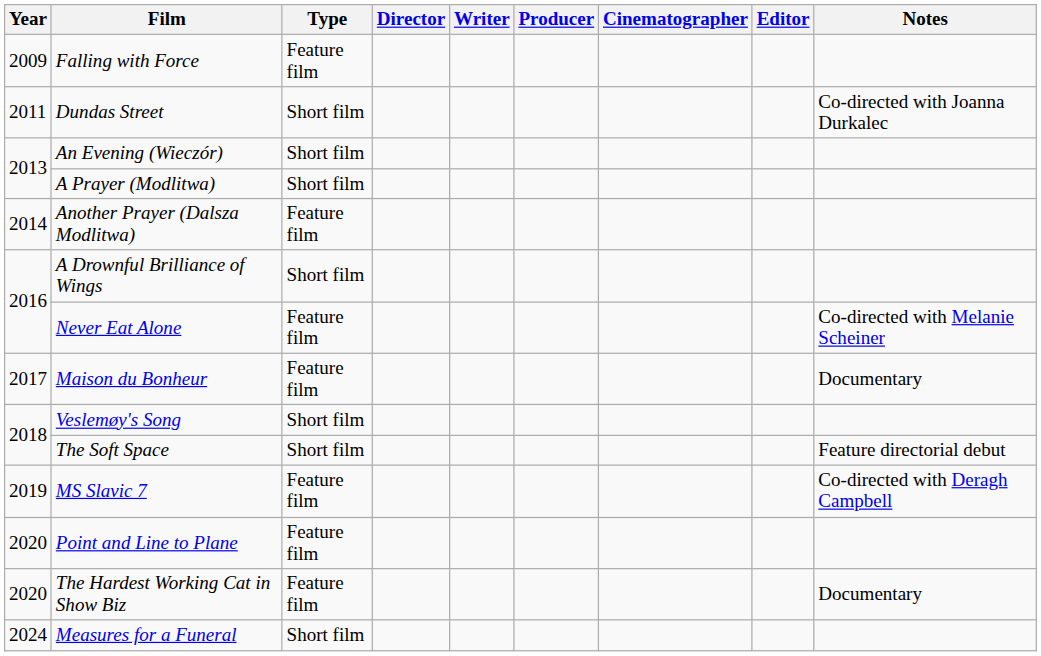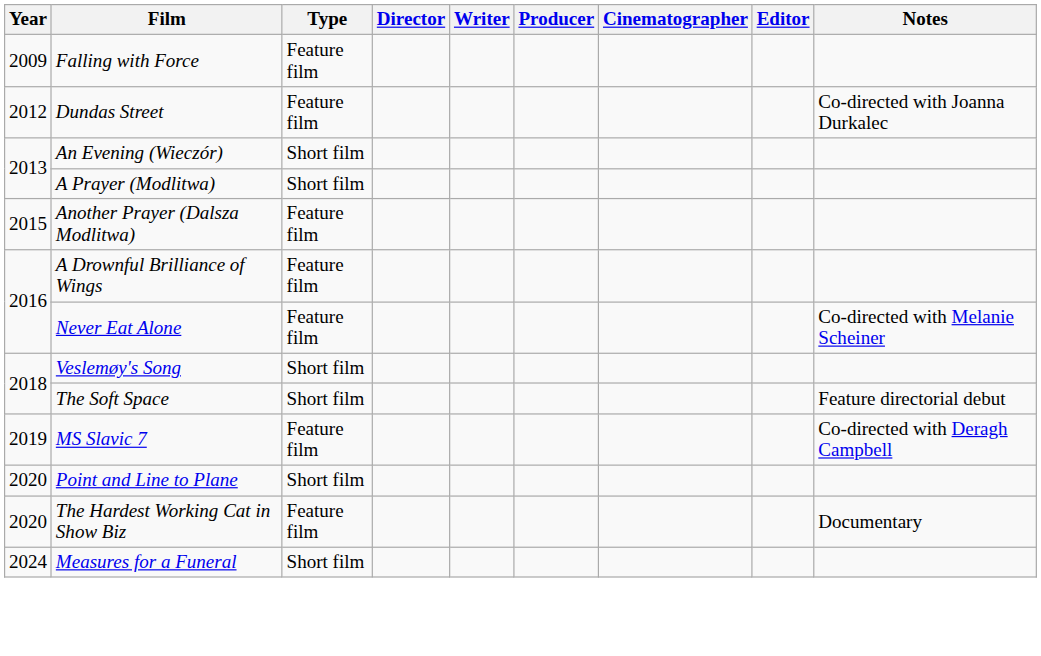(28, 112) 2011 -> (28, 112) 2012
(325, 112) Short film -> (315, 112) Feature film
(28, 224) 2014 -> (28, 224) 2015
(325, 275) Short film -> (315, 275) Feature film
- row: (131, 378)
(315, 542) Feature film -> (325, 480) Short film
